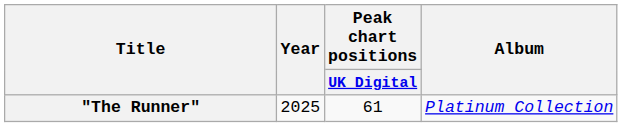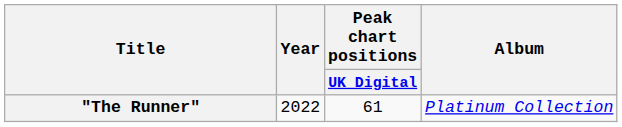(300, 108) 2025 -> (300, 108) 2022
